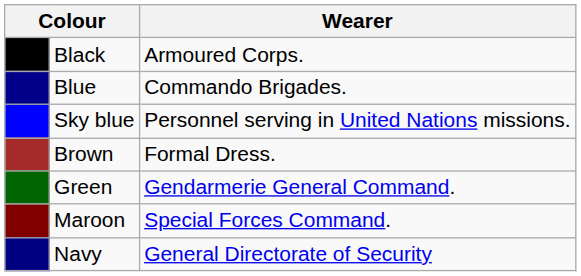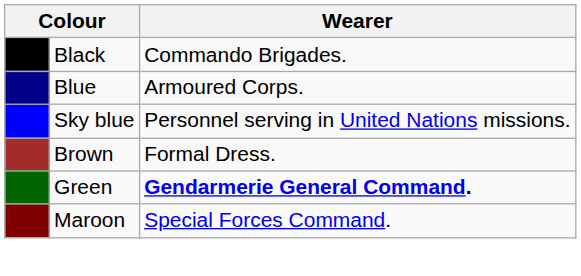(224, 54) Armoured Corps. -> (246, 54) Commando Brigades.
(246, 87) Commando Brigades. -> (224, 87) Armoured Corps.
(300, 187) normal -> (308, 187) bold
- row: (78, 253)
